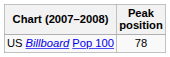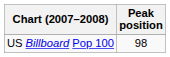(141, 43) 78 -> (141, 43) 98
